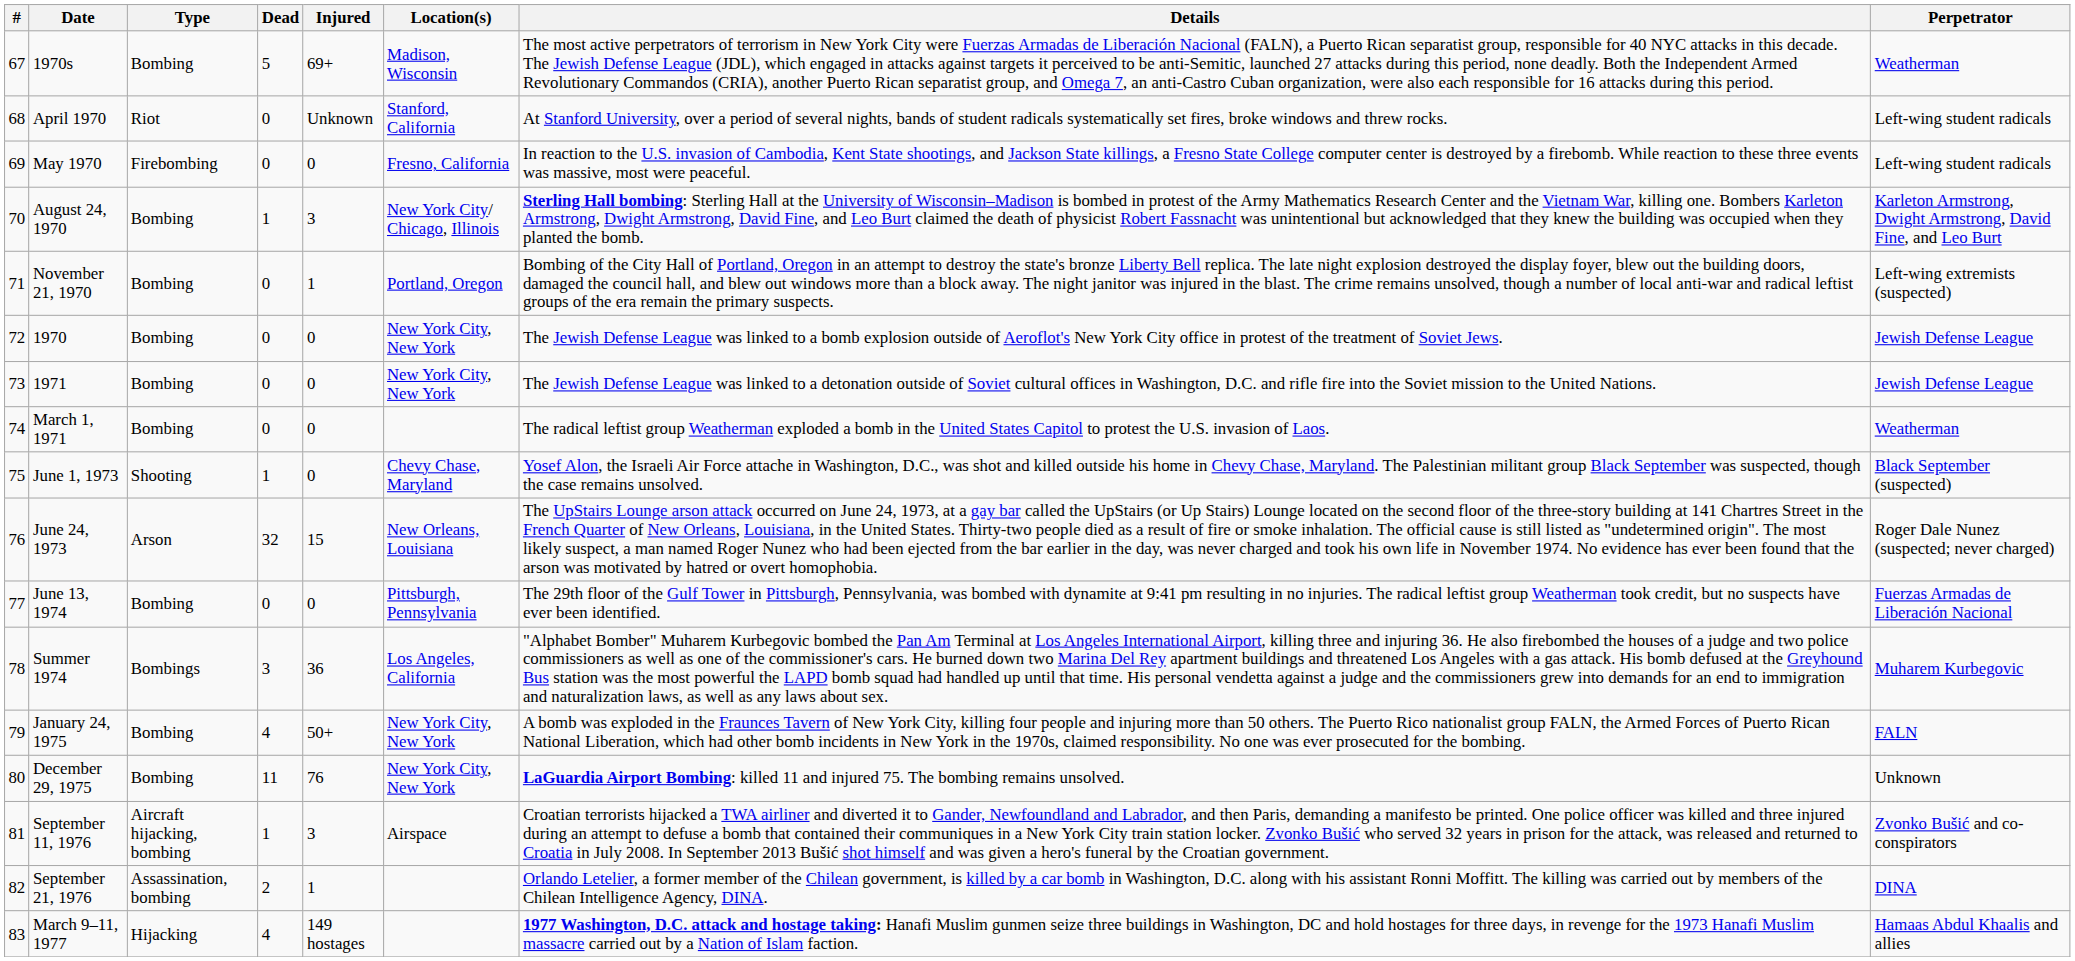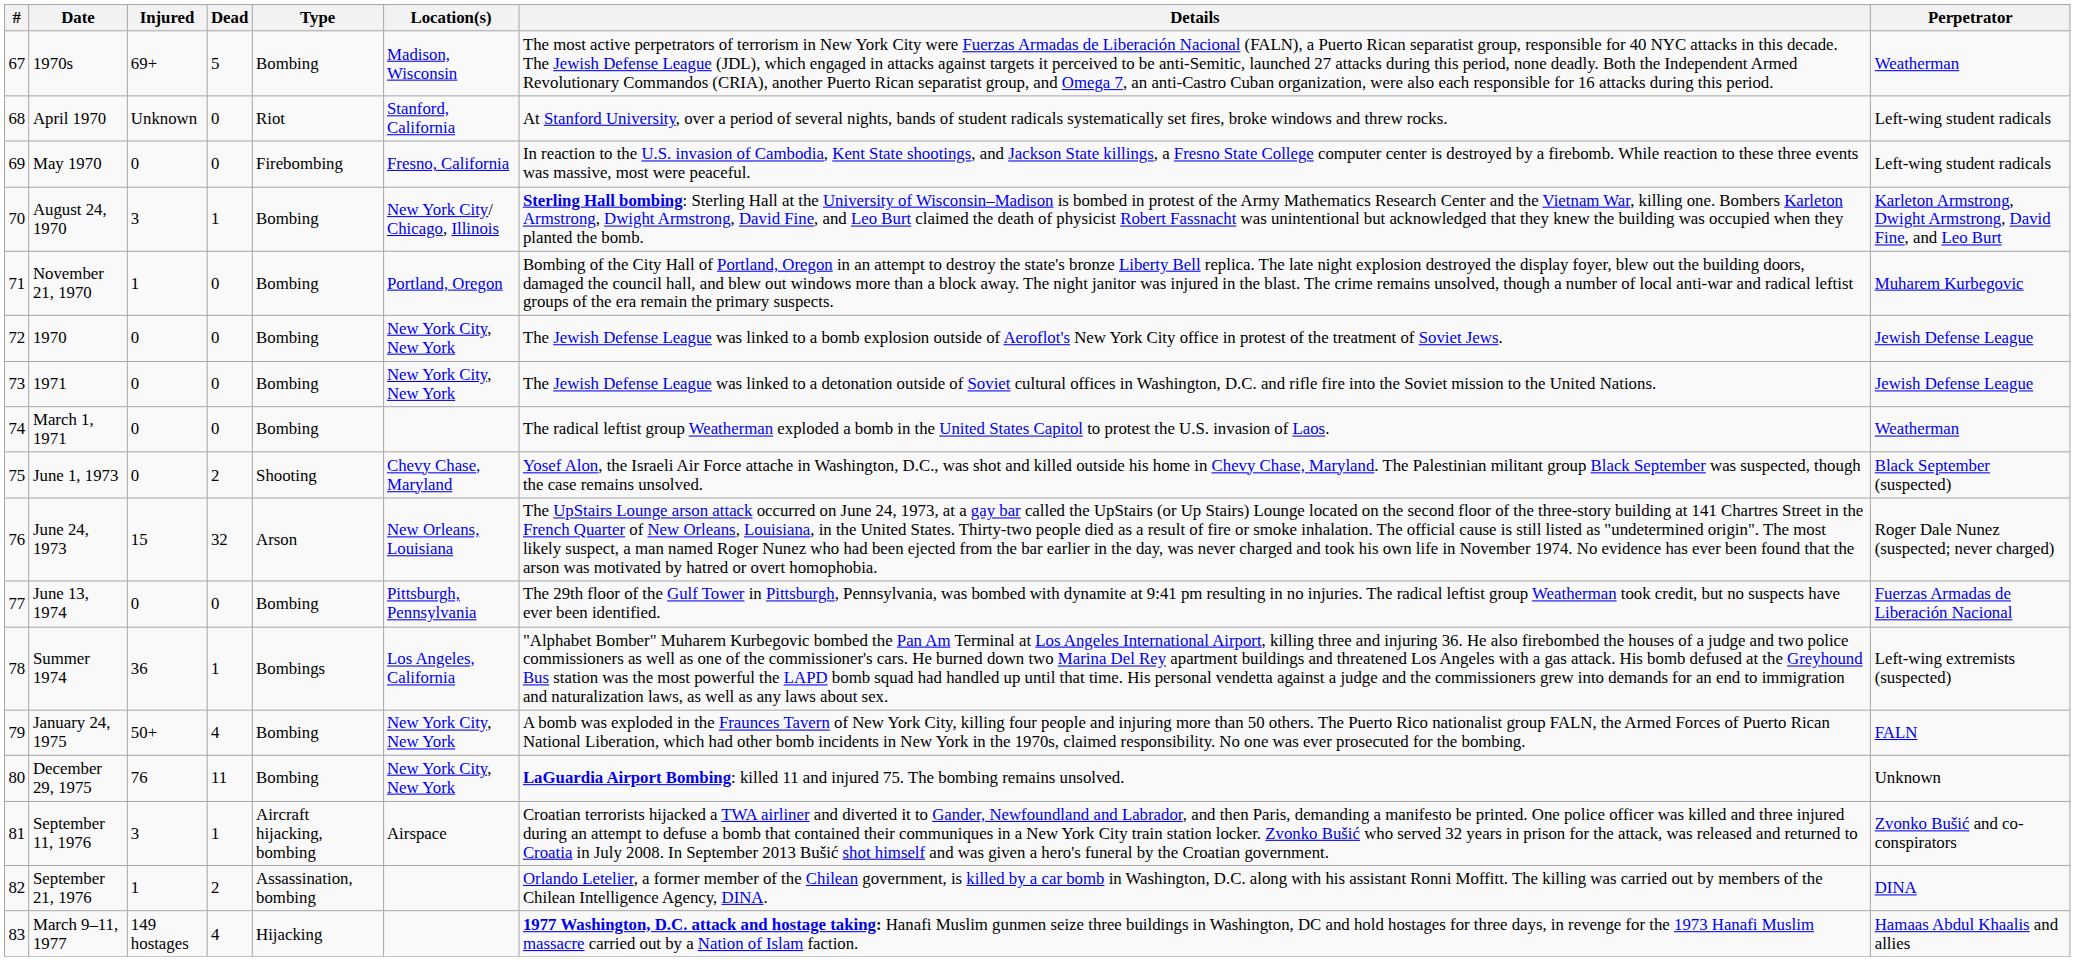columns swapped: (192, 17) <-> (343, 17)
(1945, 283) Left-wing extremists (suspected) -> (1949, 283) Muharem Kurbegovic
(266, 474) 1 -> (215, 474) 2
(266, 668) 3 -> (215, 668) 1
(1949, 668) Muharem Kurbegovic -> (1945, 668) Left-wing extremists (suspected)
